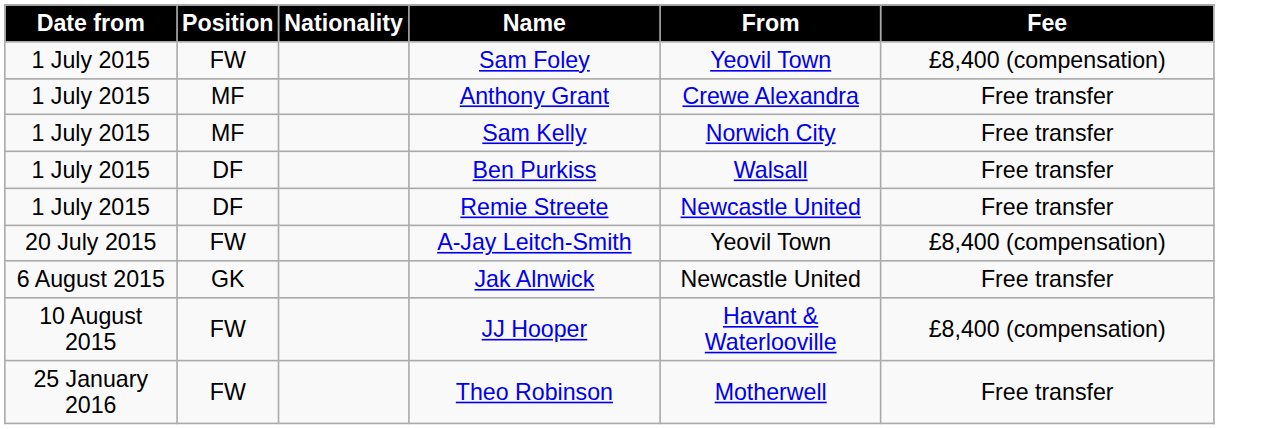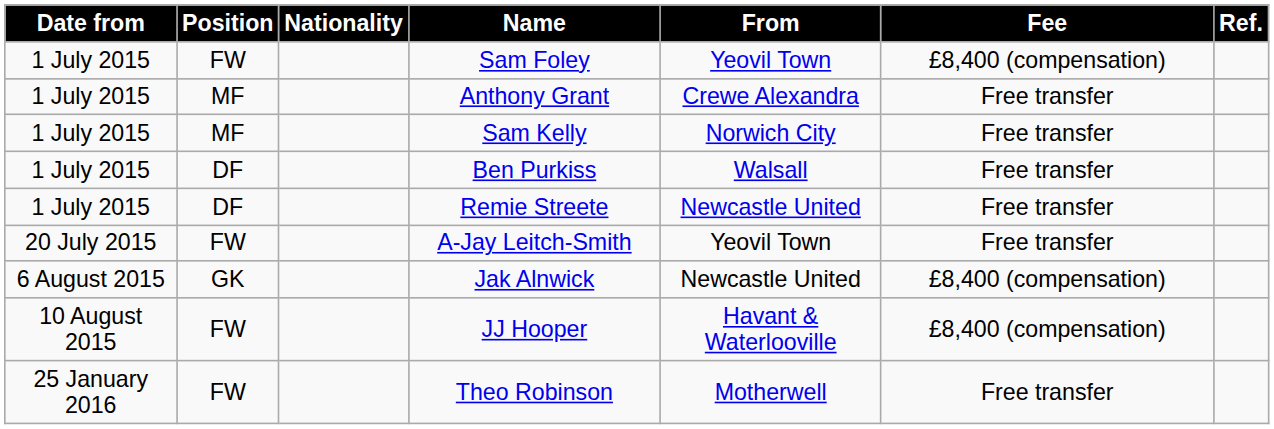+ column: (1241, 24)
(1047, 243) £8,400 (compensation) -> (1047, 243) Free transfer
(1047, 280) Free transfer -> (1047, 280) £8,400 (compensation)
